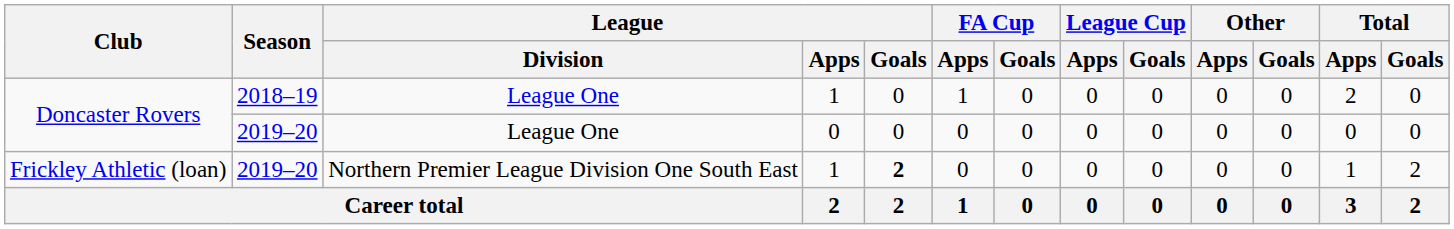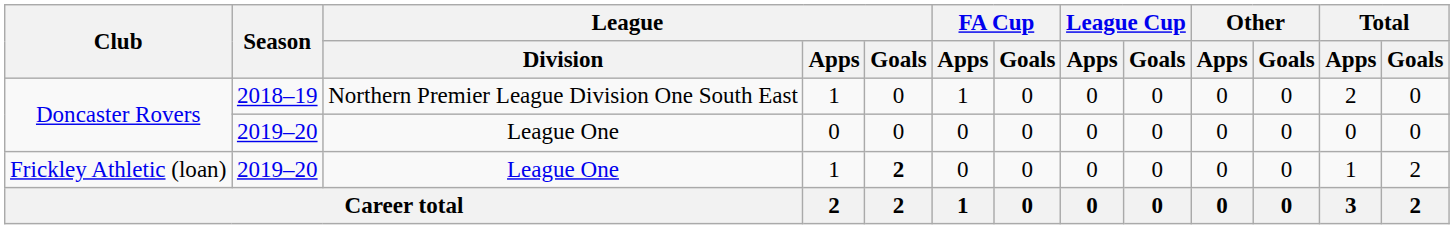(563, 95) League One -> (563, 95) Northern Premier League Division One South East
(563, 168) Northern Premier League Division One South East -> (563, 168) League One
